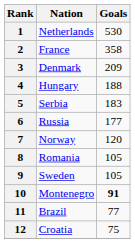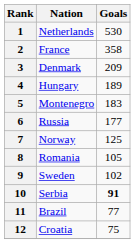(113, 85) 188 -> (113, 85) 189
(53, 103) Serbia -> (66, 103) Montenegro
(113, 139) 120 -> (113, 139) 125
(113, 175) 105 -> (113, 175) 102
(66, 193) Montenegro -> (53, 193) Serbia
